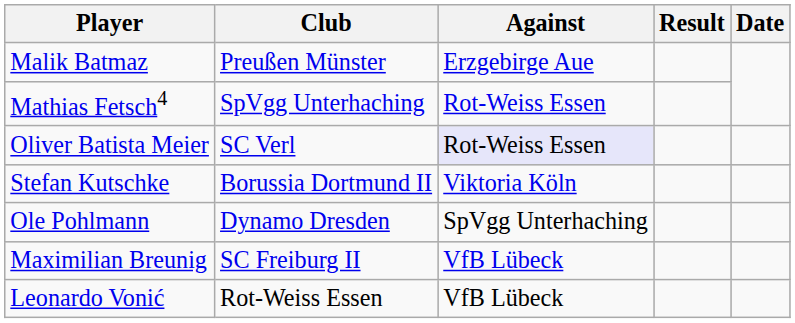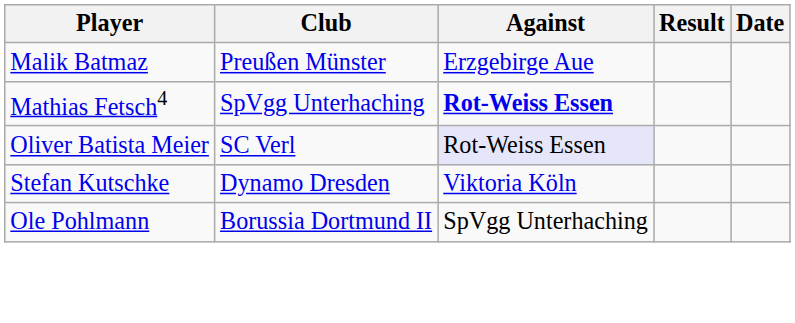(524, 103) normal -> (528, 103) bold
(326, 183) Borussia Dortmund II -> (305, 183) Dynamo Dresden
(305, 221) Dynamo Dresden -> (326, 221) Borussia Dortmund II
- row: (109, 260)
- row: (87, 298)
